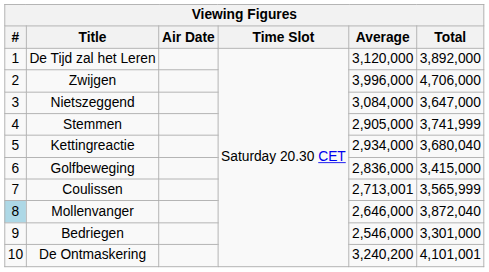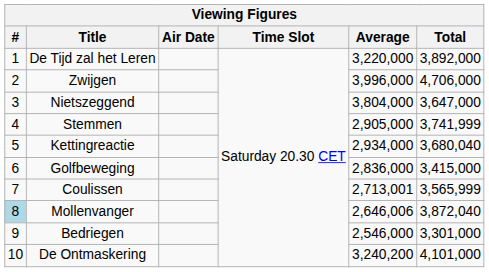(383, 59) 3,120,000 -> (383, 59) 3,220,000
(383, 102) 3,084,000 -> (383, 102) 3,804,000
(383, 211) 2,646,000 -> (383, 211) 2,646,006
(450, 255) 4,101,001 -> (450, 255) 4,101,000
